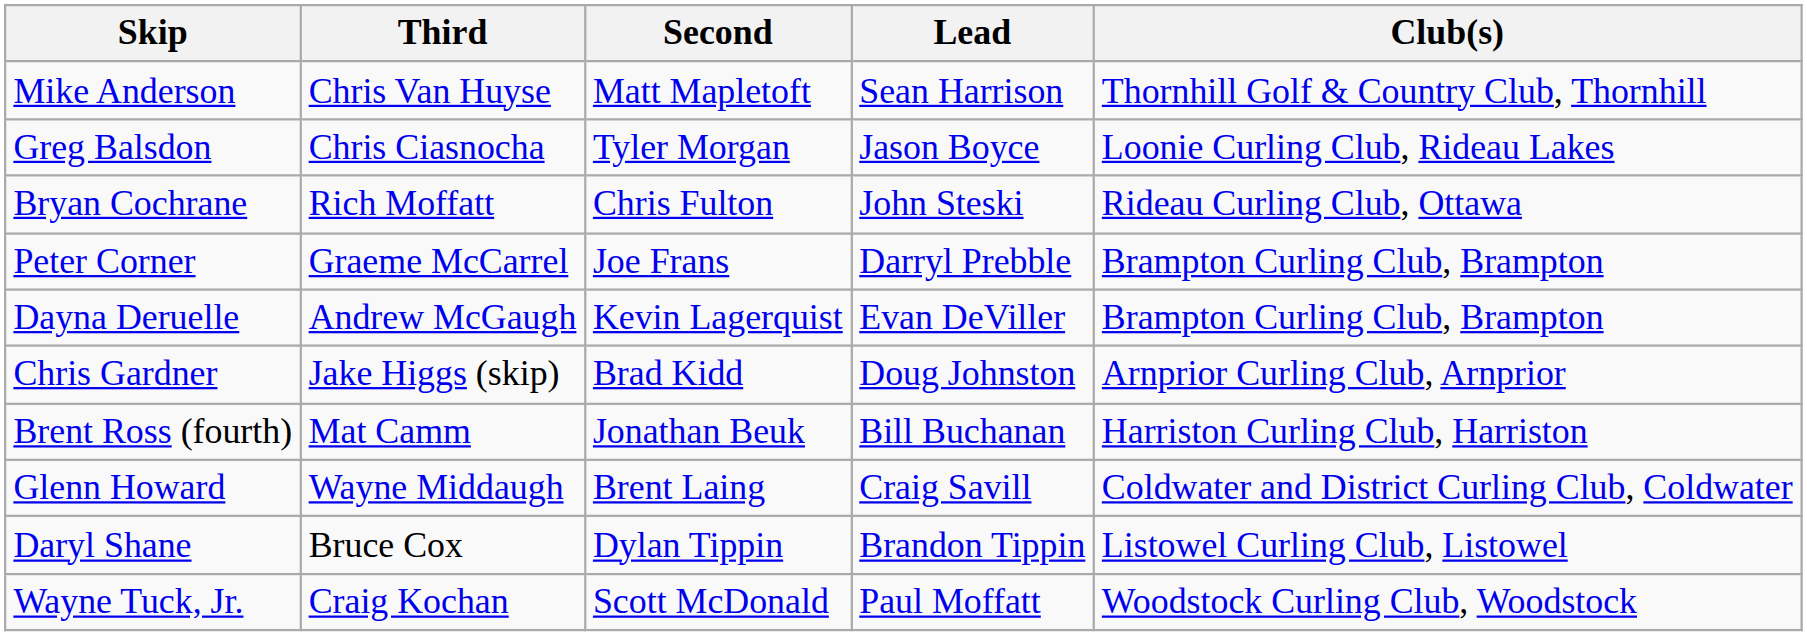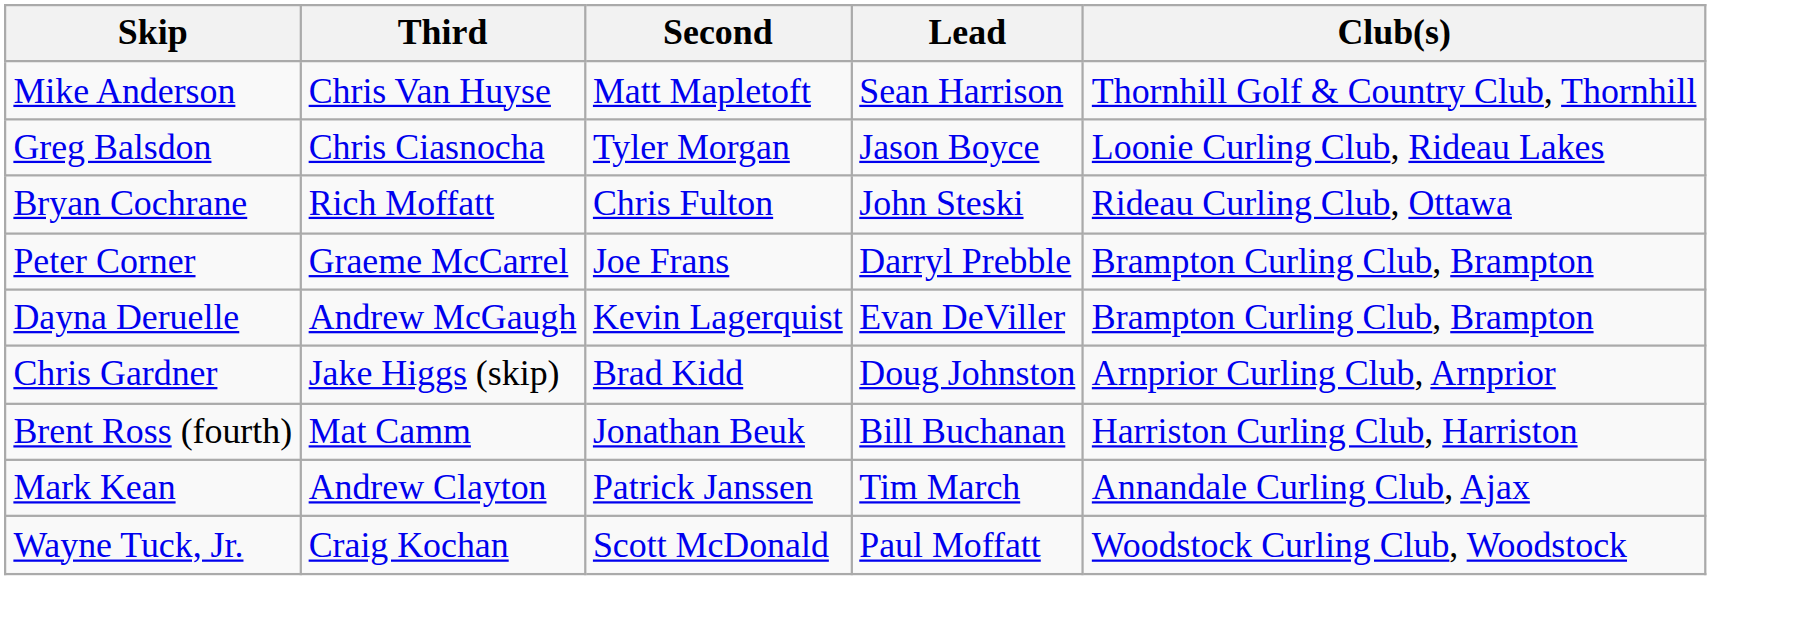- row: (119, 487)
+ row: (94, 487)
- row: (102, 544)
